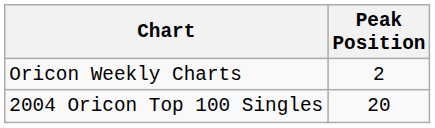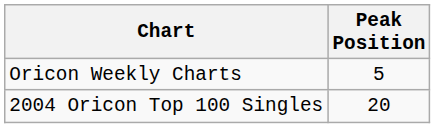(379, 74) 2 -> (379, 74) 5
